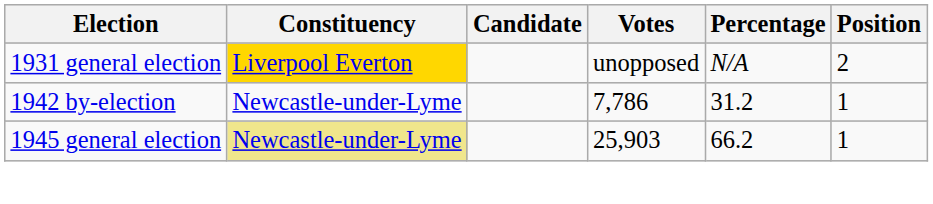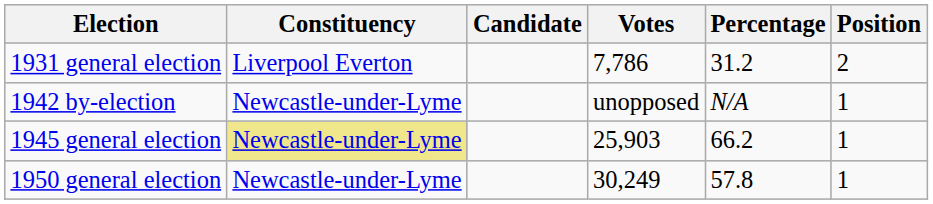(322, 62) gold background -> (322, 62) no background
(646, 62) unopposed -> (621, 62) 7,786
(729, 62) N/A -> (732, 62) 31.2
(621, 101) 7,786 -> (646, 101) unopposed
(732, 101) 31.2 -> (729, 101) N/A
+ row: (116, 179)
